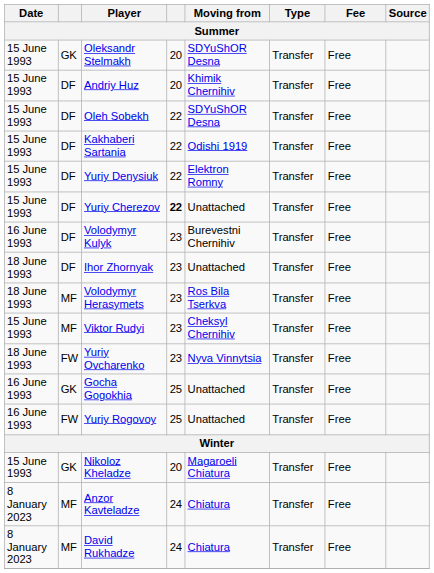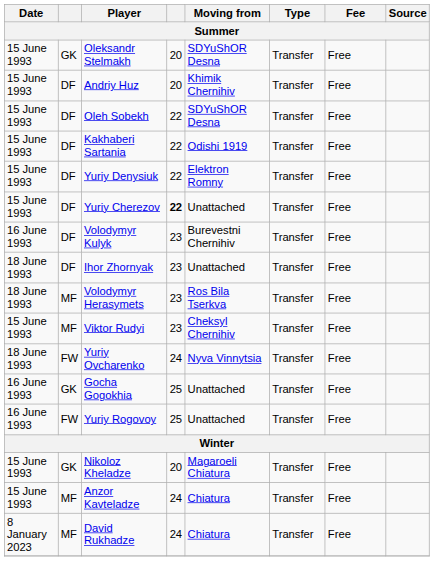(176, 358) 23 -> (176, 358) 24
(27, 504) 8 January 2023 -> (27, 498) 15 June 1993
